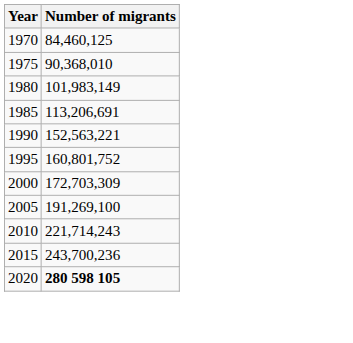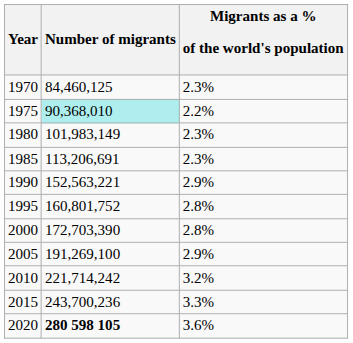+ column: (263, 32)
(79, 64) no background -> (79, 111) paleturquoise background
(83, 183) 172,703,309 -> (83, 230) 172,703,390
(83, 231) 221,714,243 -> (83, 278) 221,714,242
